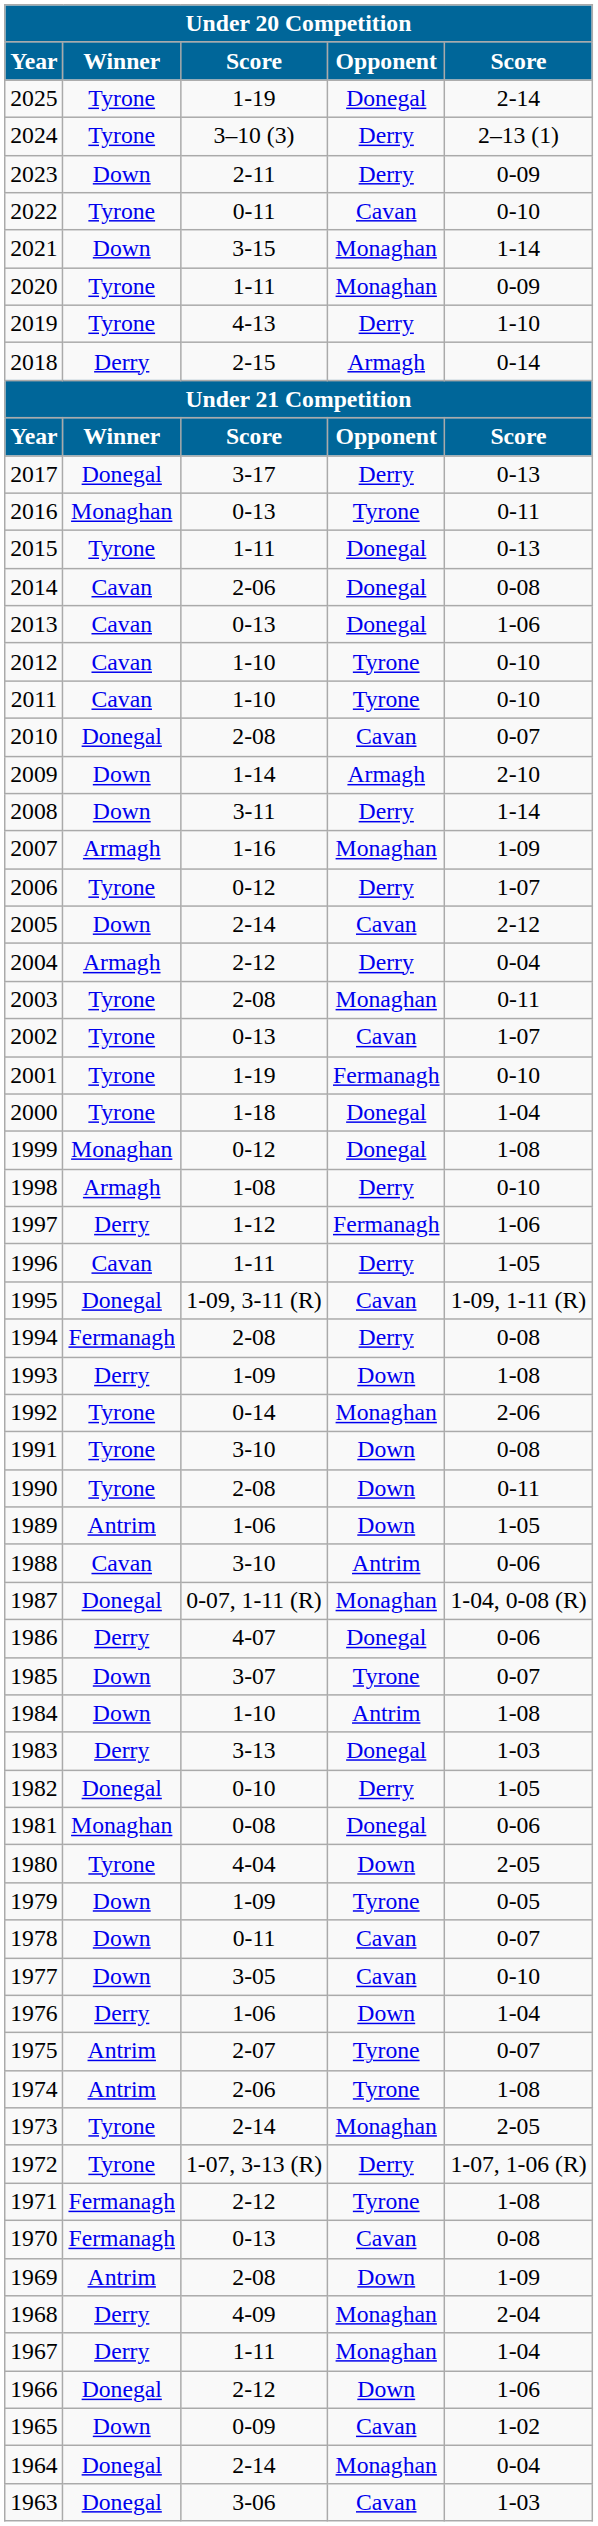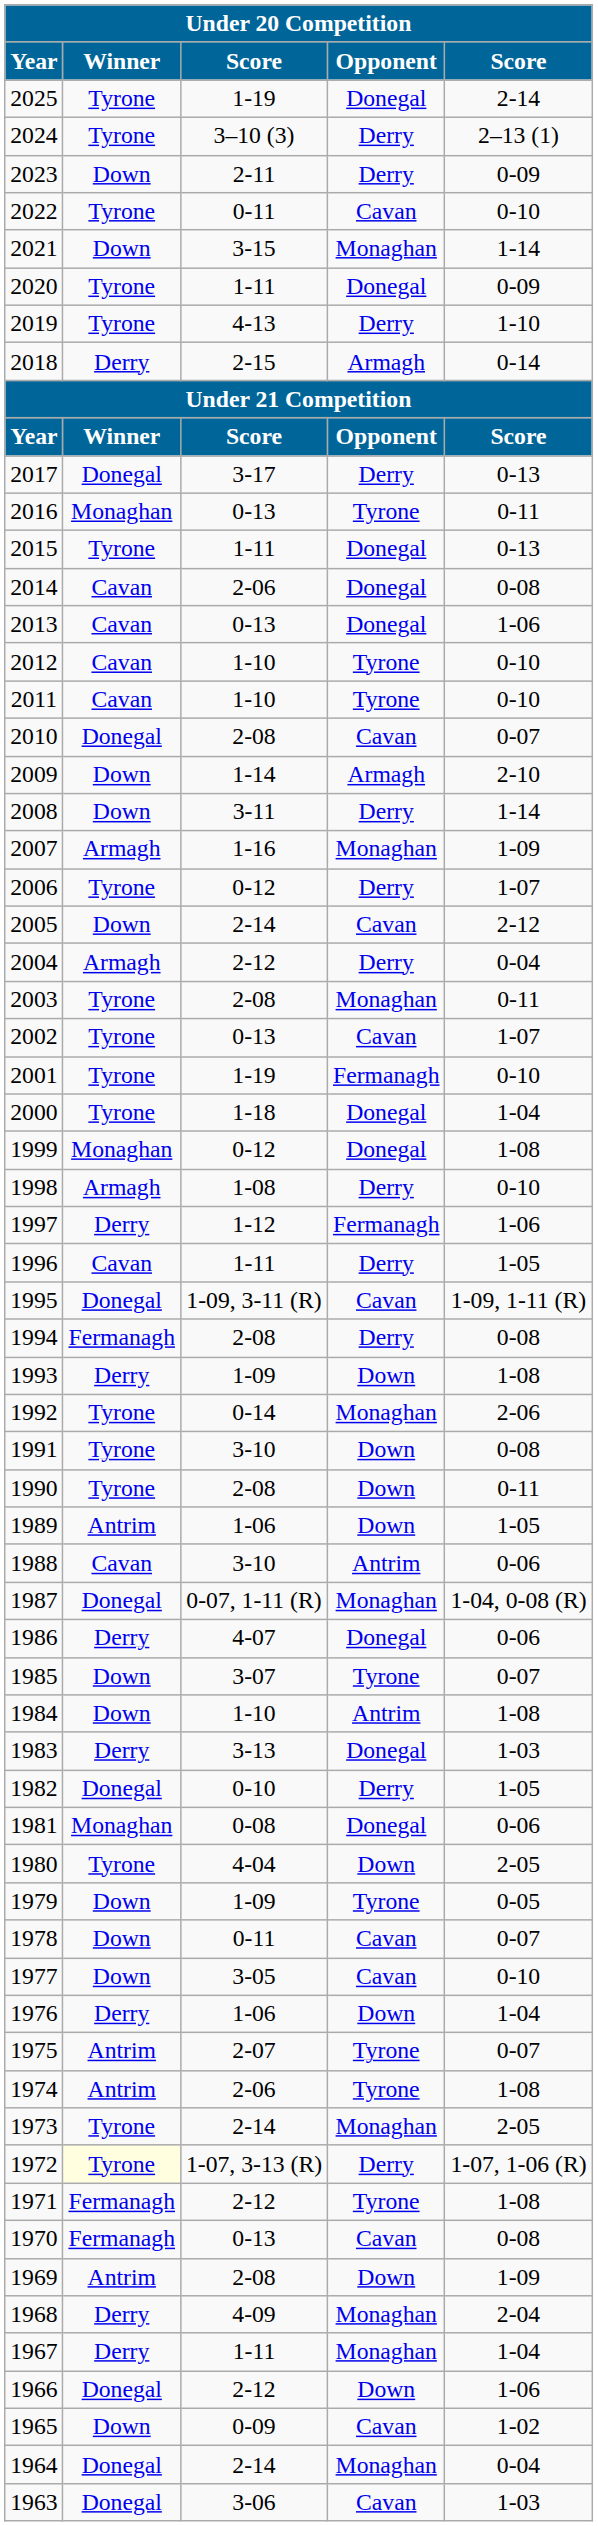(386, 286) Monaghan -> (386, 286) Donegal
(122, 2163) no background -> (122, 2163) lightyellow background
